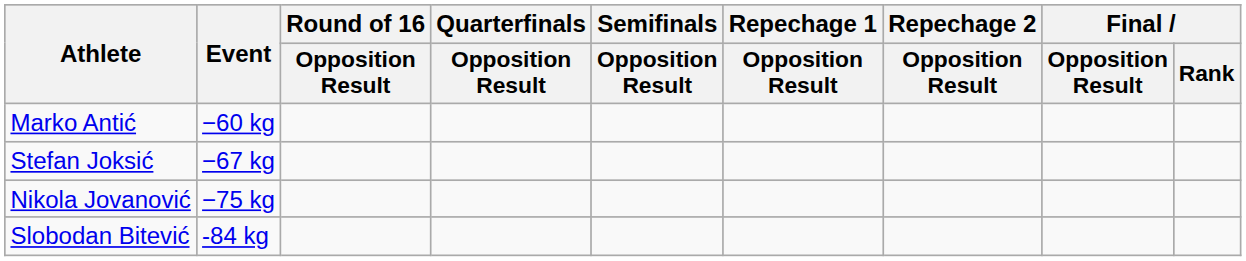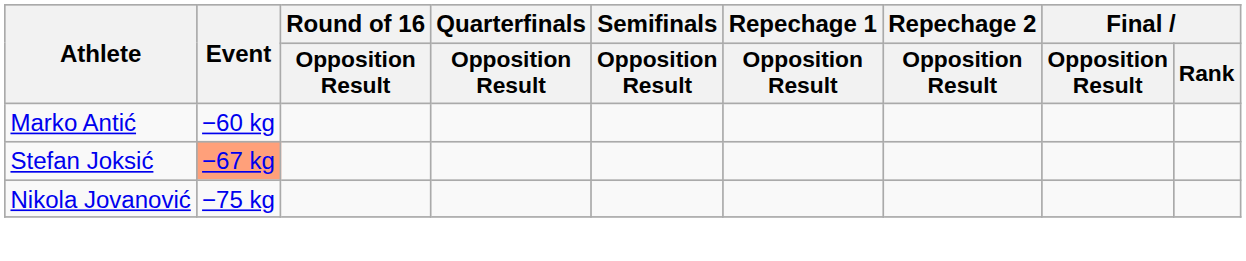(238, 161) no background -> (238, 161) lightsalmon background
- row: (100, 237)
